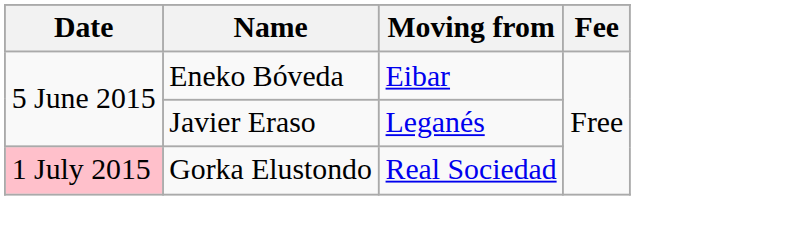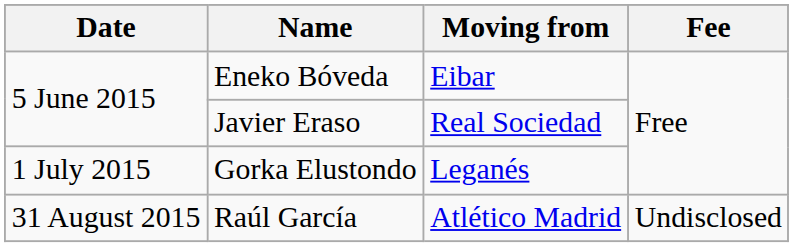(435, 122) Leganés -> (516, 122) Real Sociedad
(81, 169) pink background -> (81, 169) no background
(471, 169) Real Sociedad -> (480, 169) Leganés
+ row: (285, 216)
